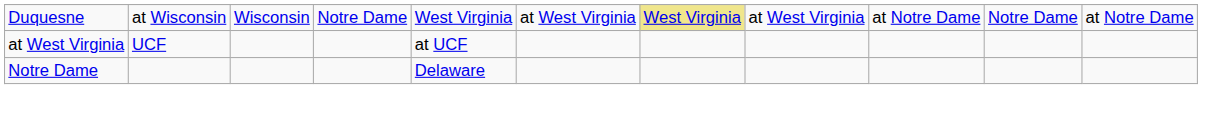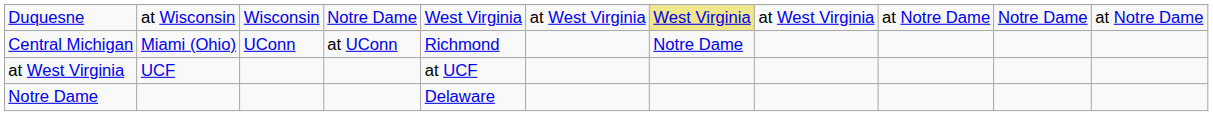+ row: (71, 44)
